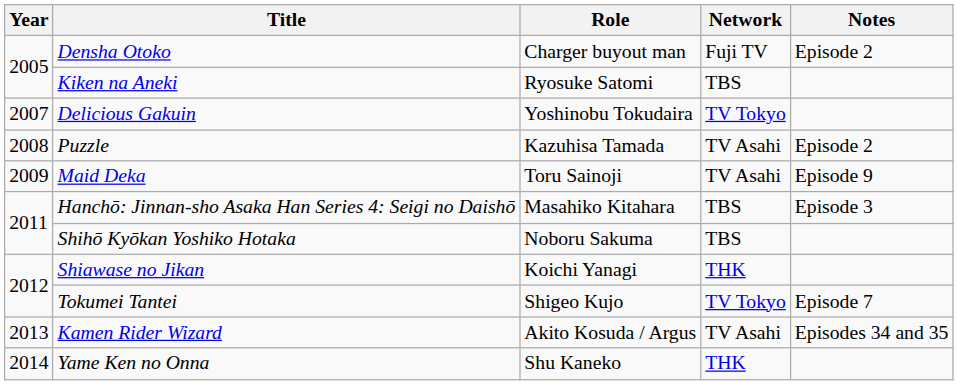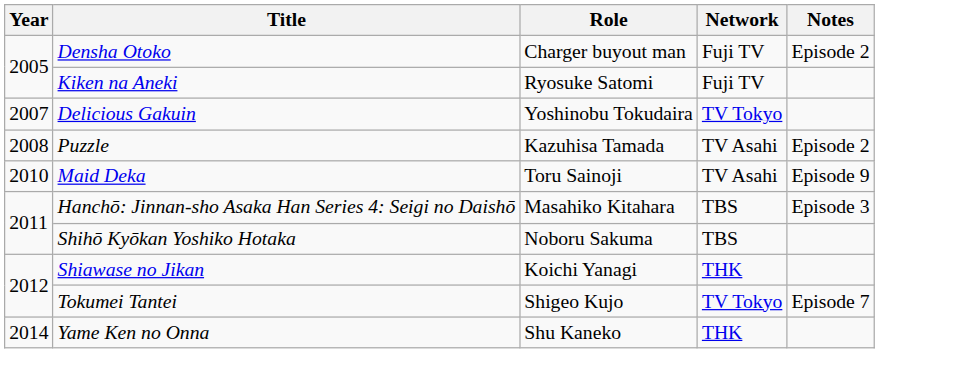(723, 82) TBS -> (733, 82) Fuji TV
(29, 176) 2009 -> (29, 176) 2010
- row: (140, 332)
